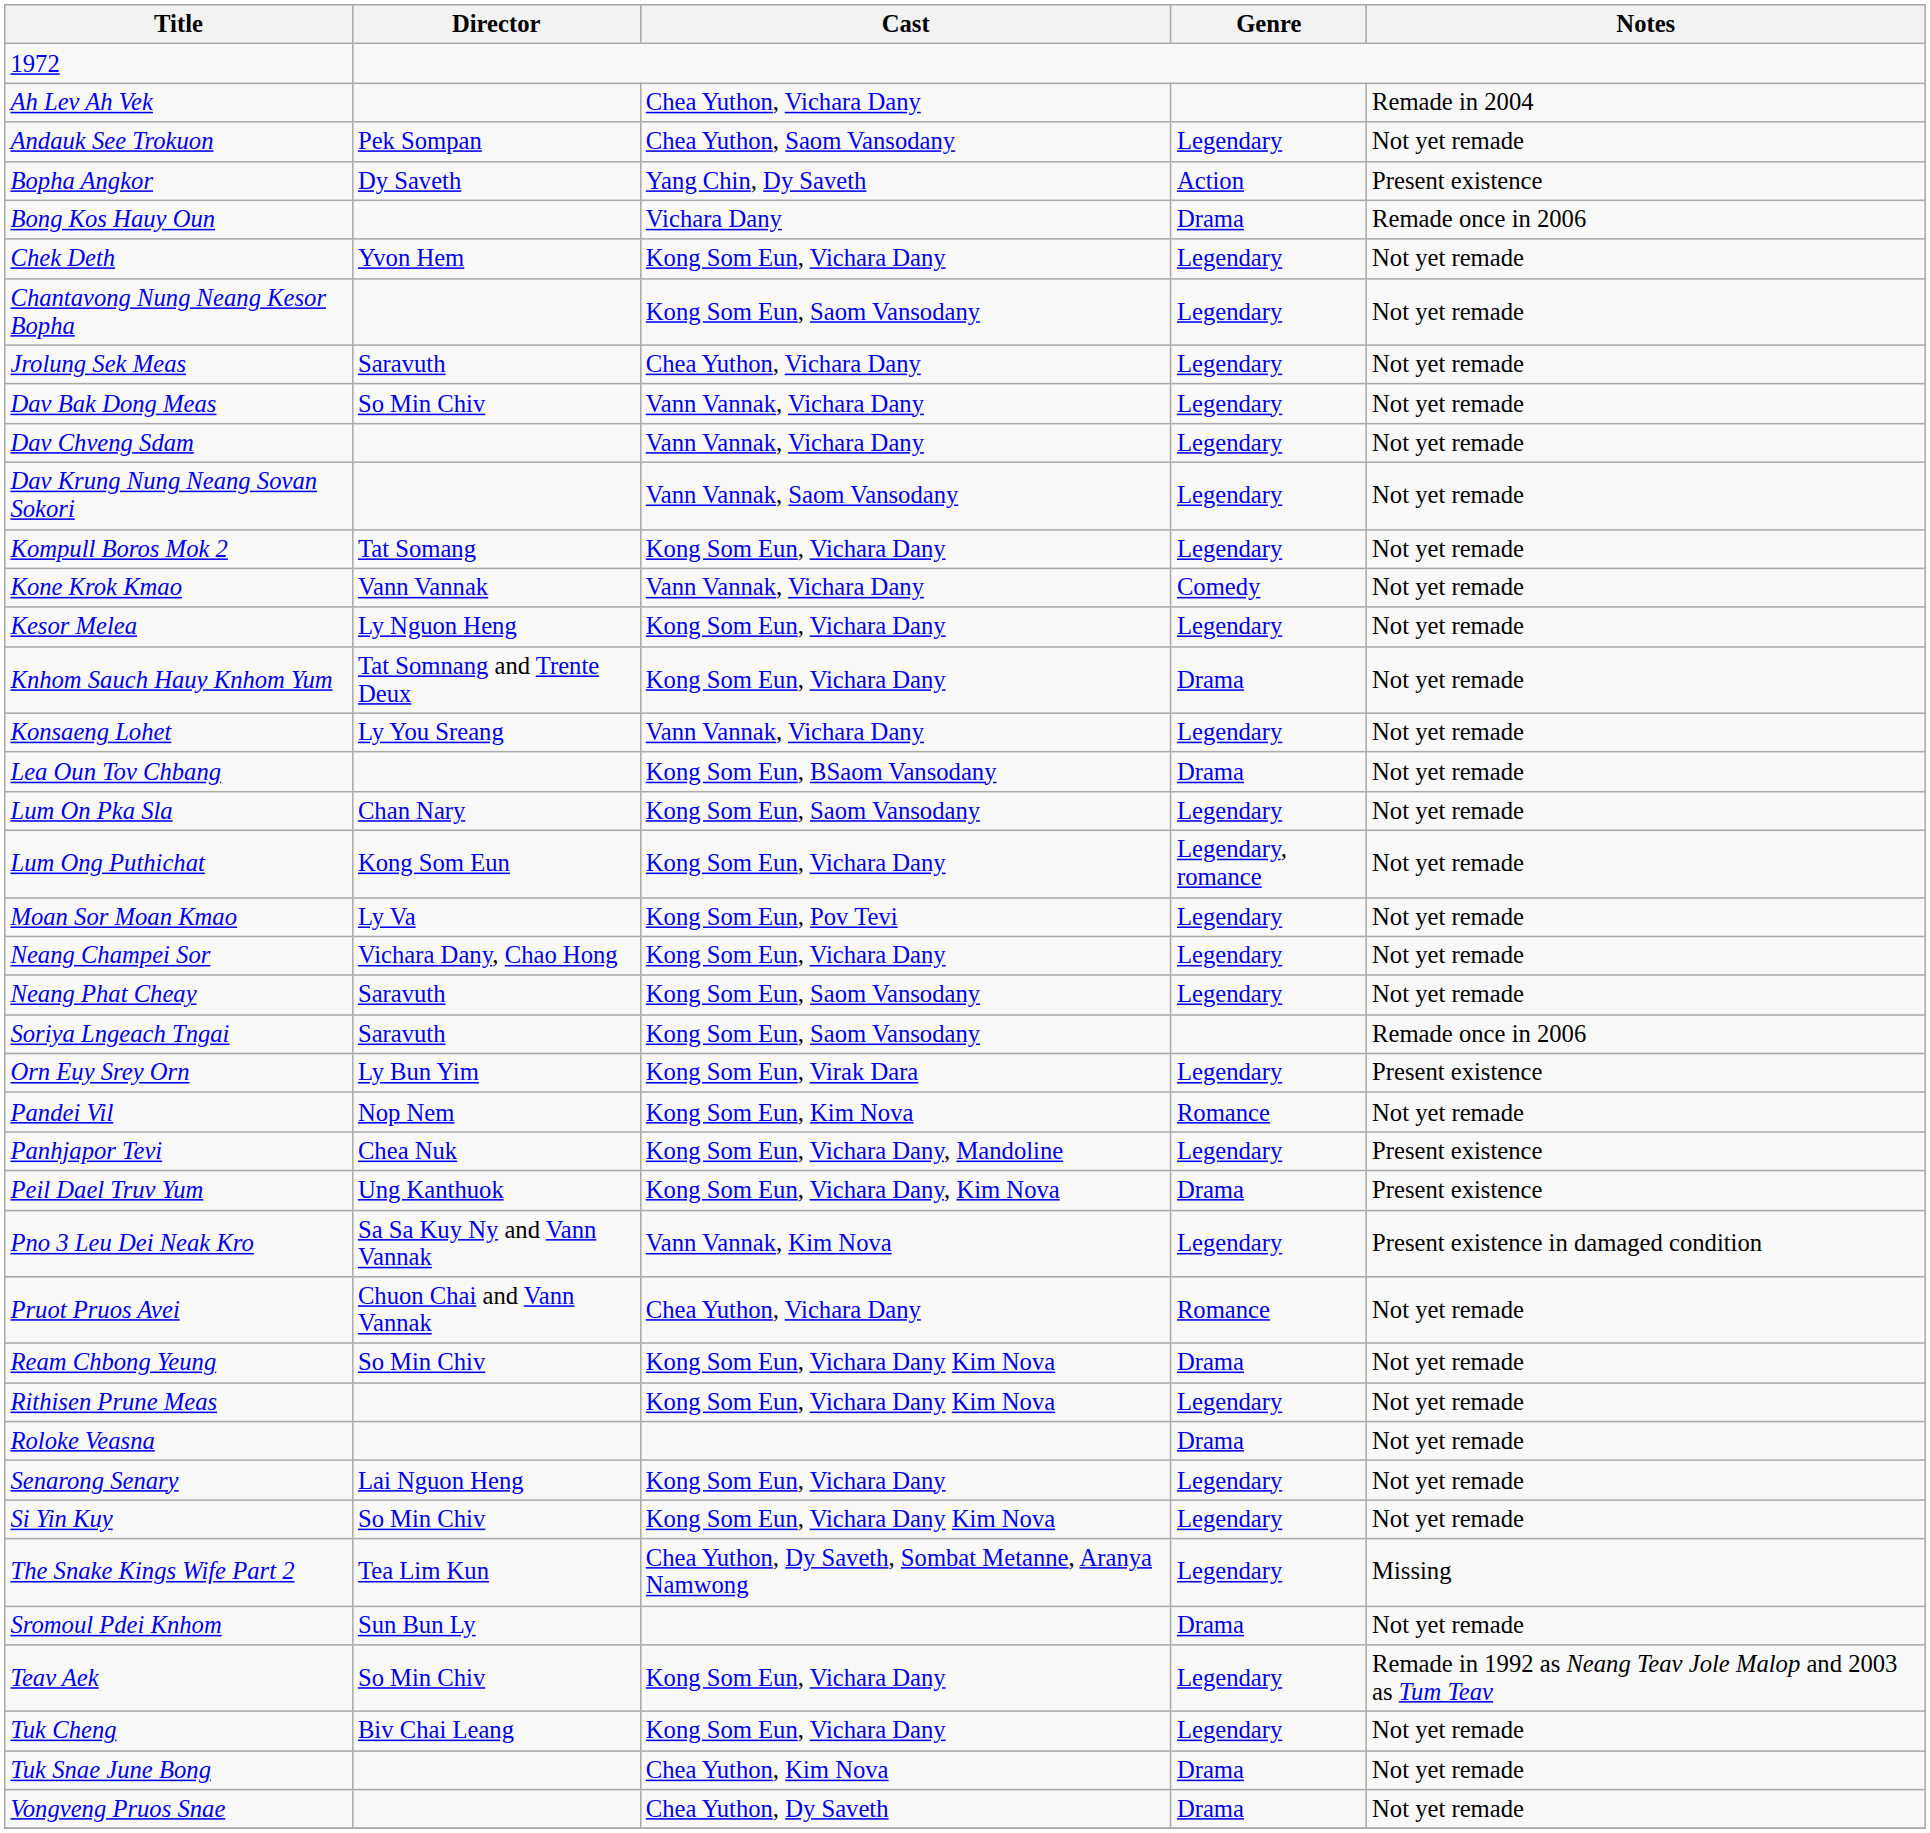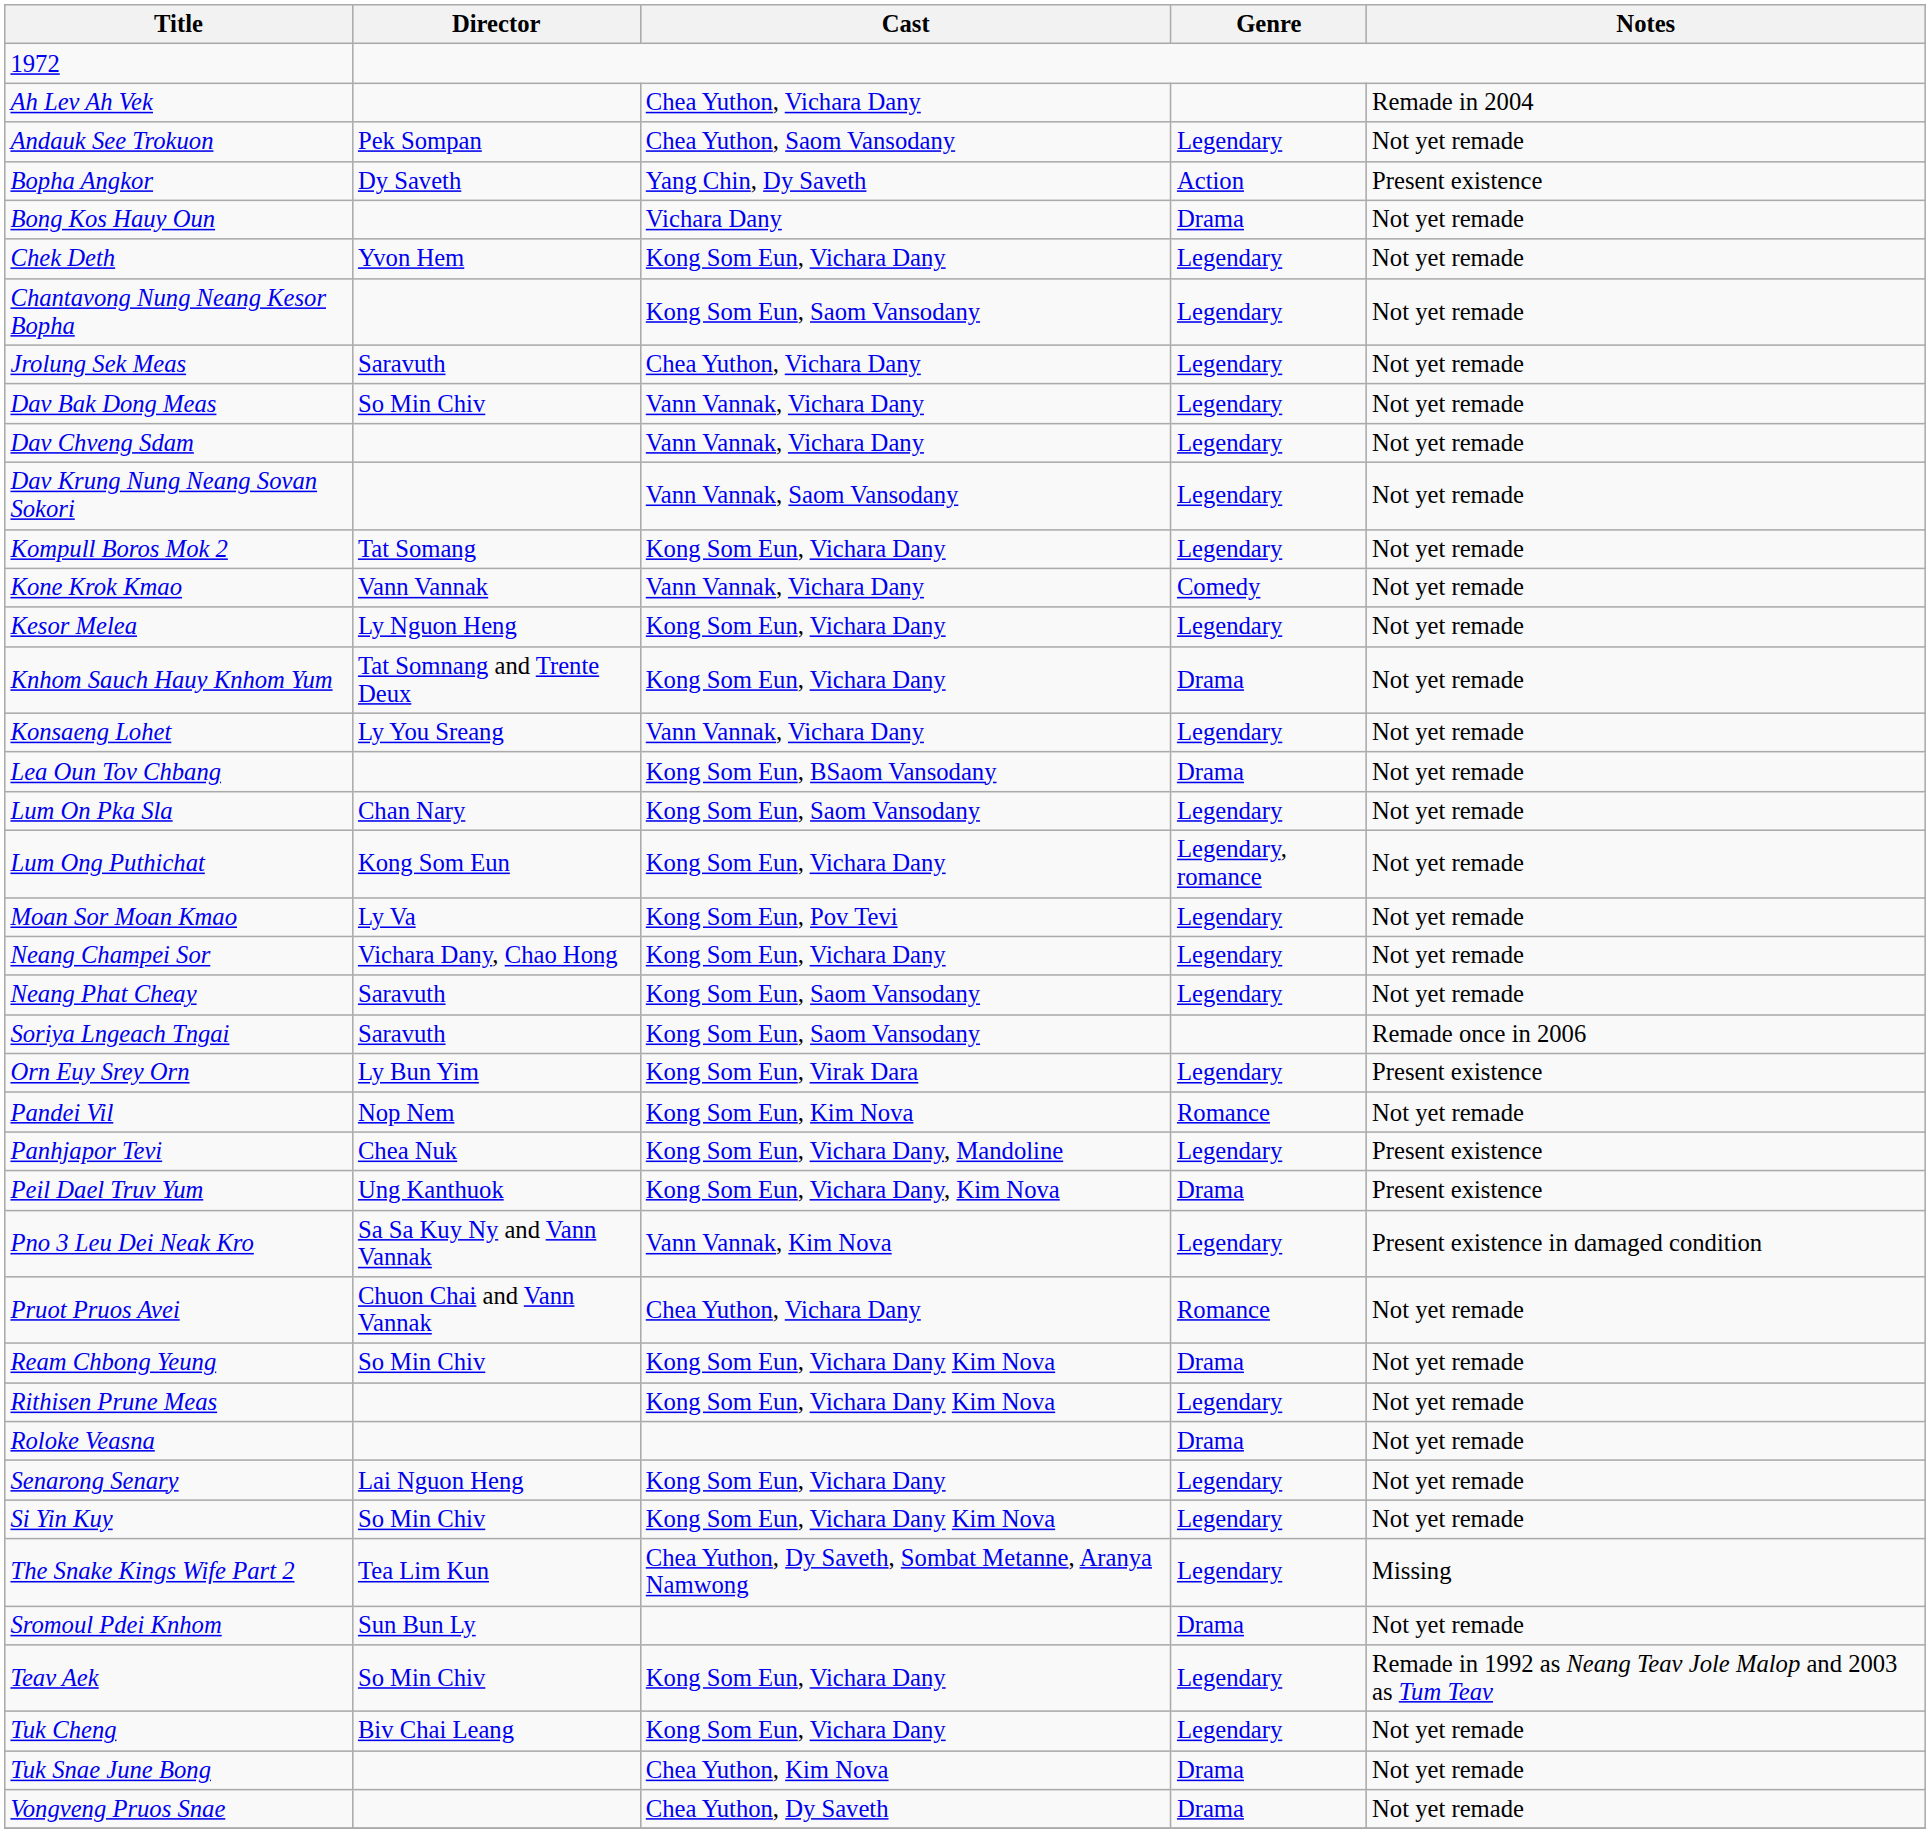(1479, 219) Remade once in 2006 -> (1448, 219) Not yet remade
